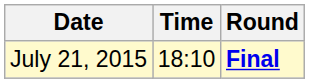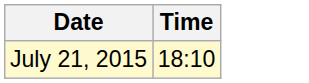- column: (262, 22)
